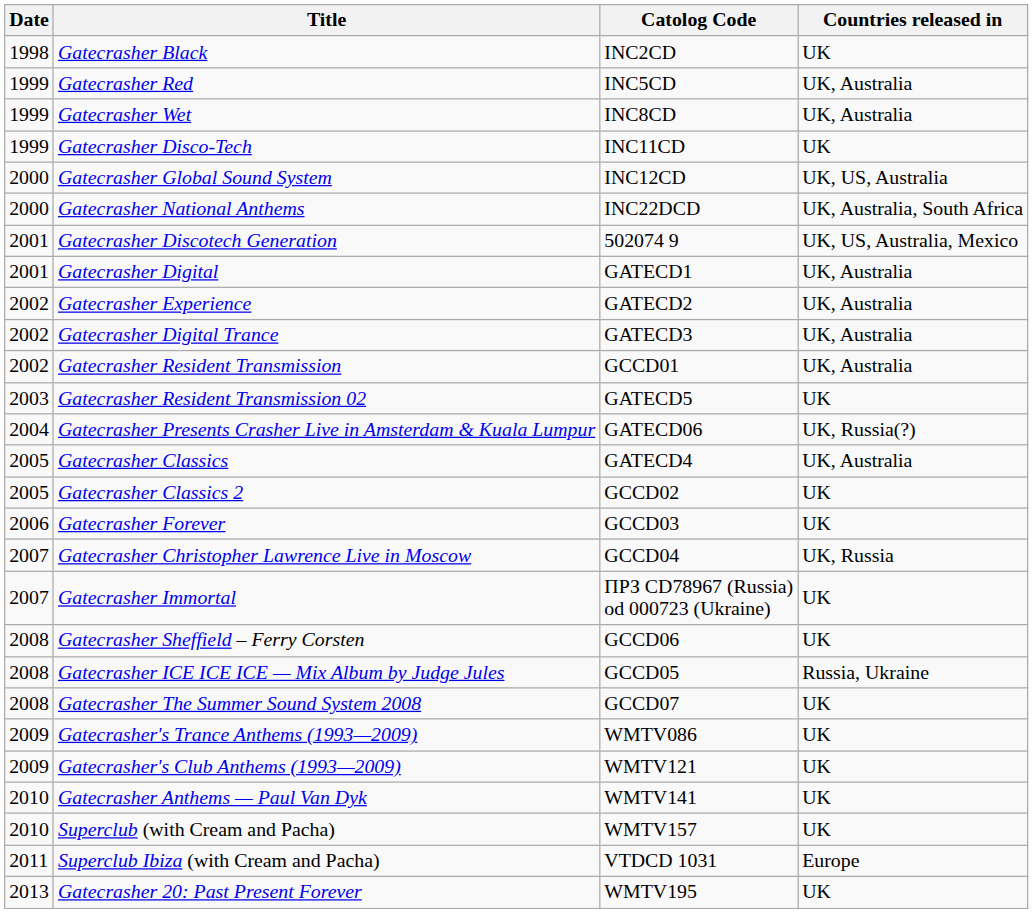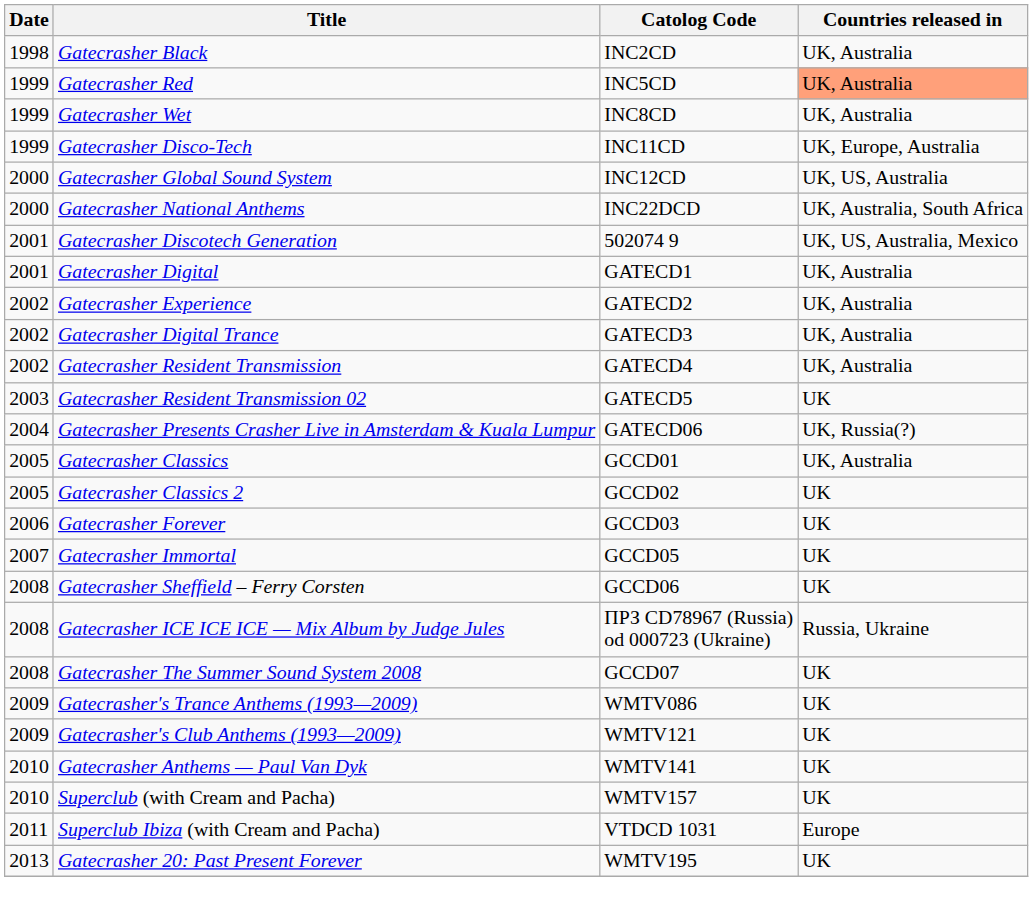(817, 51) UK -> (857, 51) UK, Australia
(857, 83) no background -> (857, 83) lightsalmon background
(817, 146) UK -> (891, 146) UK, Europe, Australia
(642, 366) GCCD01 -> (648, 366) GATECD4
(648, 460) GATECD4 -> (642, 460) GCCD01
- row: (265, 555)
(699, 597) ПРЗ CD78967 (Russia) od 000723 (Ukraine) -> (642, 555) GCCD05
(642, 671) GCCD05 -> (699, 629) ПРЗ CD78967 (Russia) od 000723 (Ukraine)
